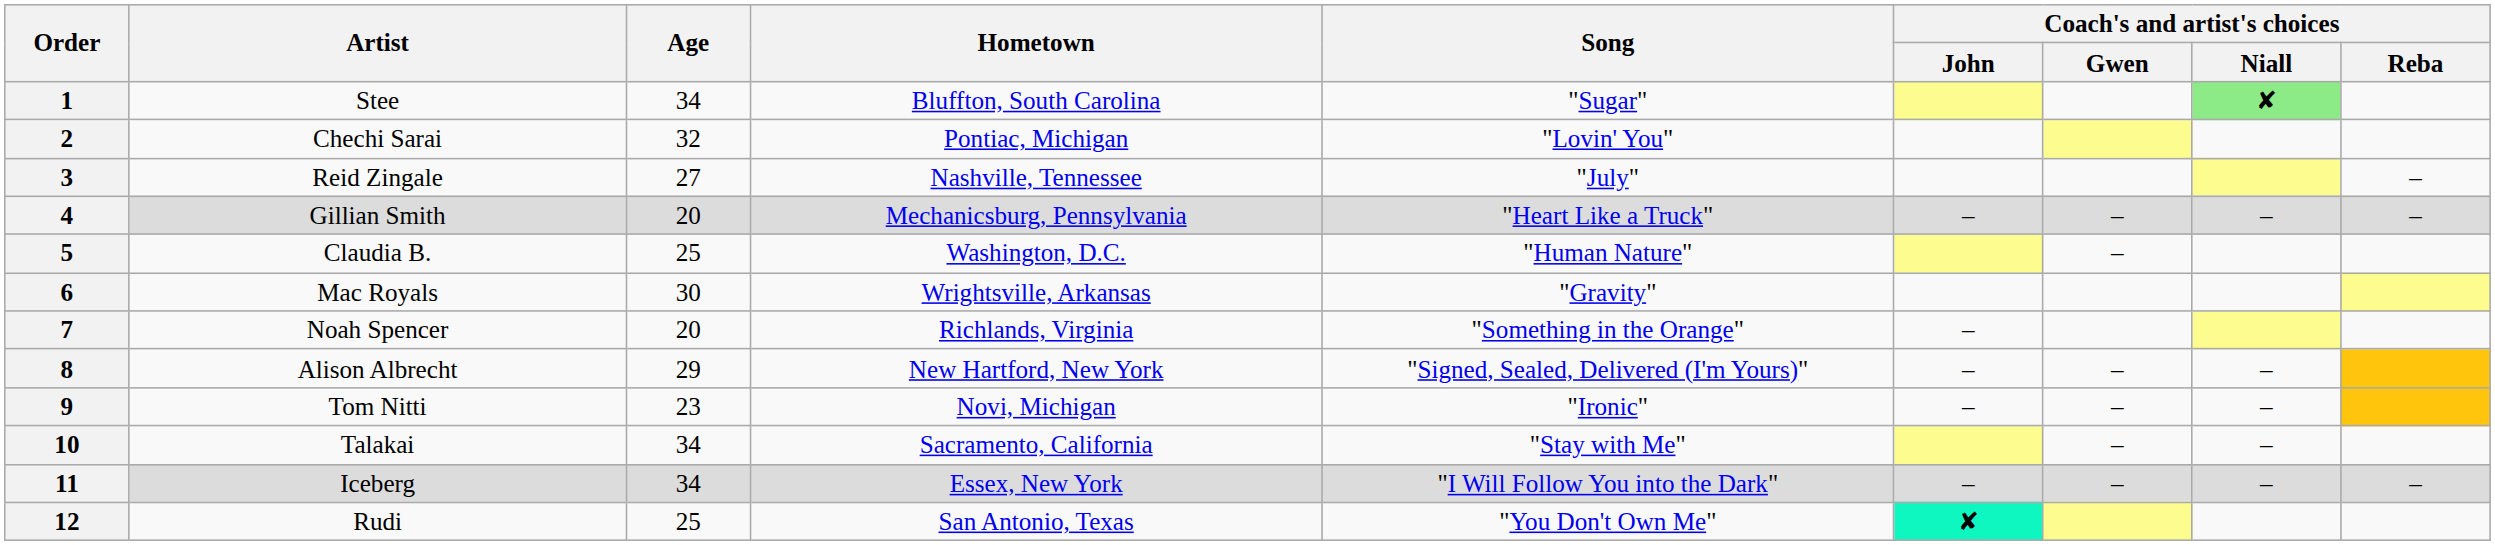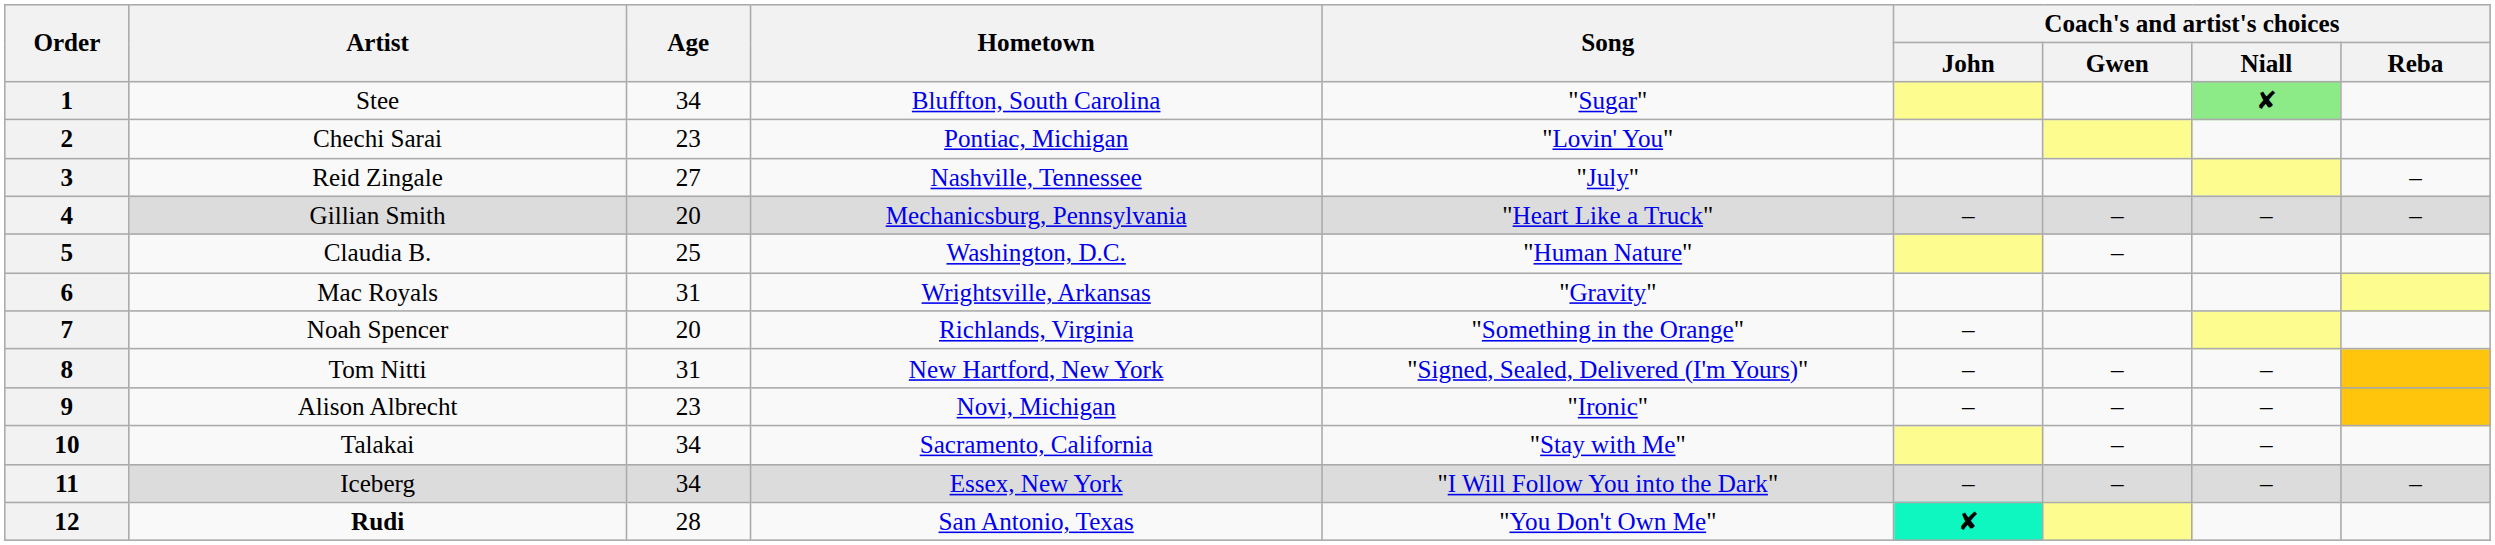(688, 139) 32 -> (688, 139) 23
(688, 292) 30 -> (688, 292) 31
(378, 368) Alison Albrecht -> (378, 368) Tom Nitti
(688, 368) 29 -> (688, 368) 31
(378, 407) Tom Nitti -> (378, 407) Alison Albrecht
(378, 521) normal -> (378, 521) bold
(688, 521) 25 -> (688, 521) 28
